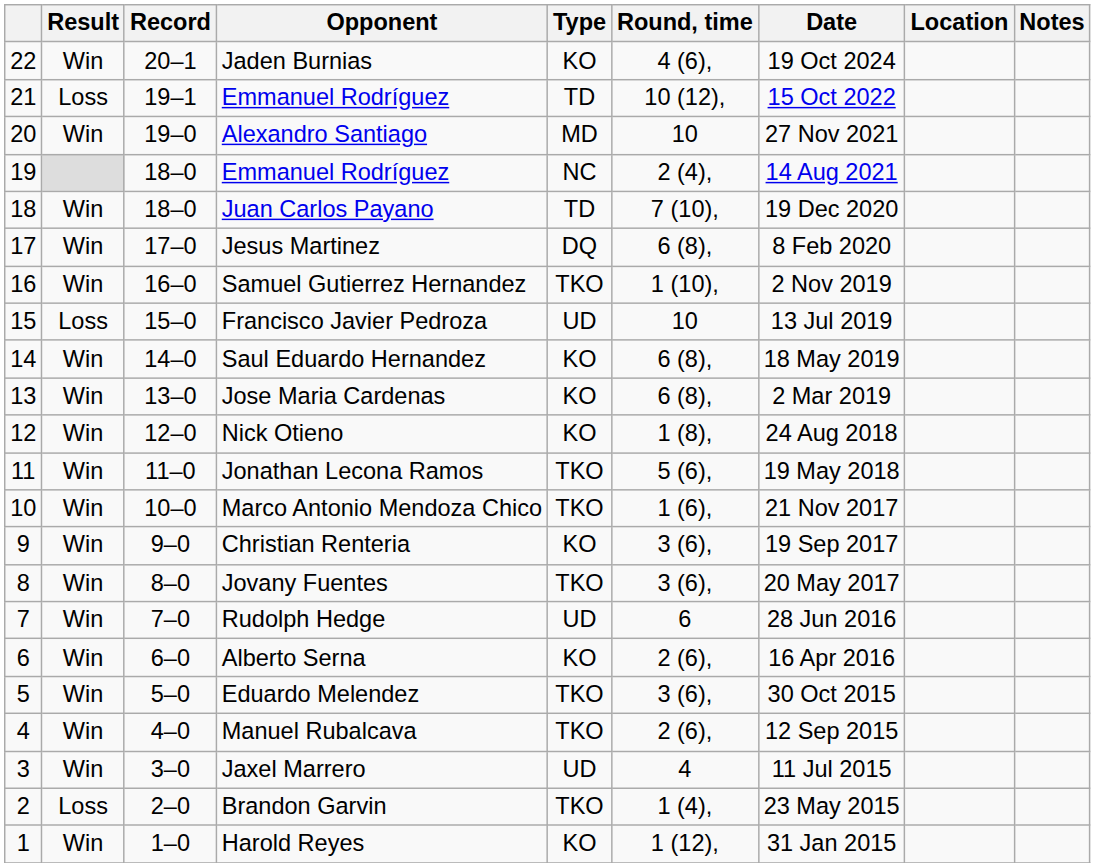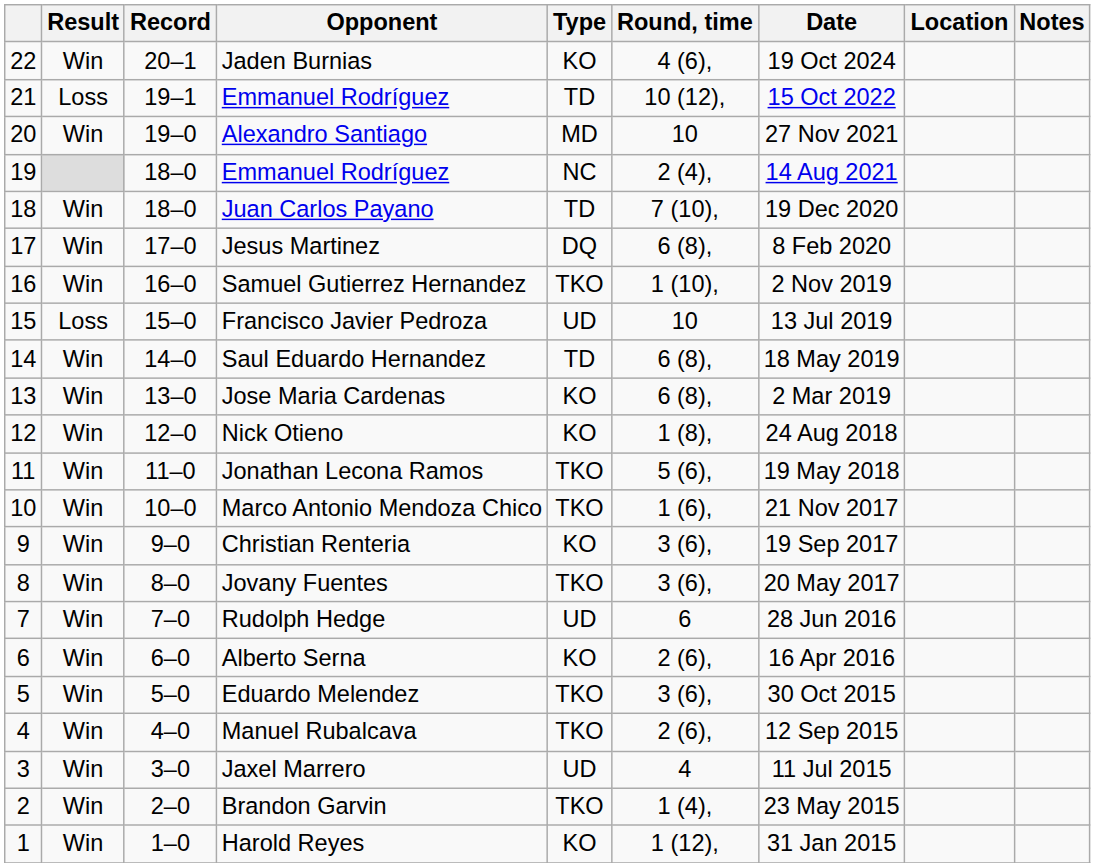(580, 358) KO -> (579, 358) TD
(83, 806) Loss -> (83, 806) Win
